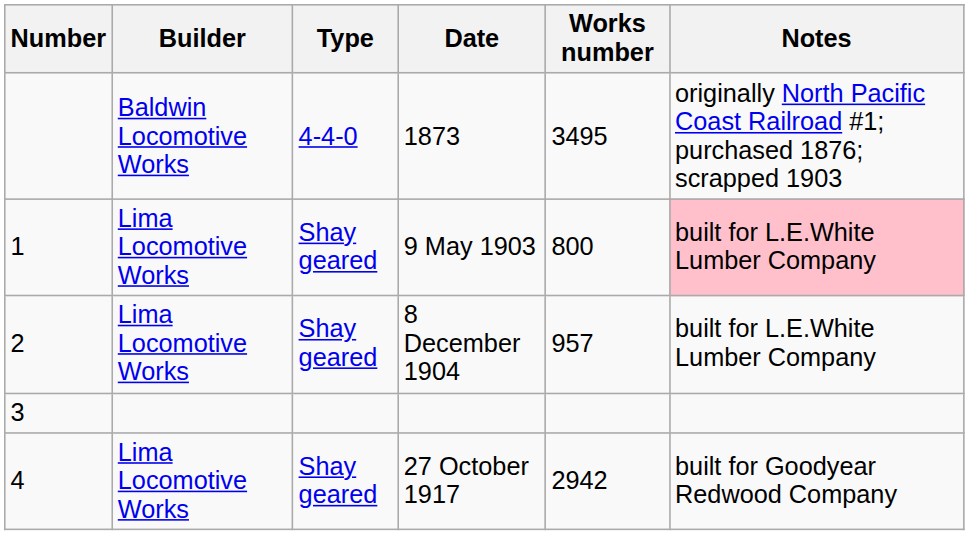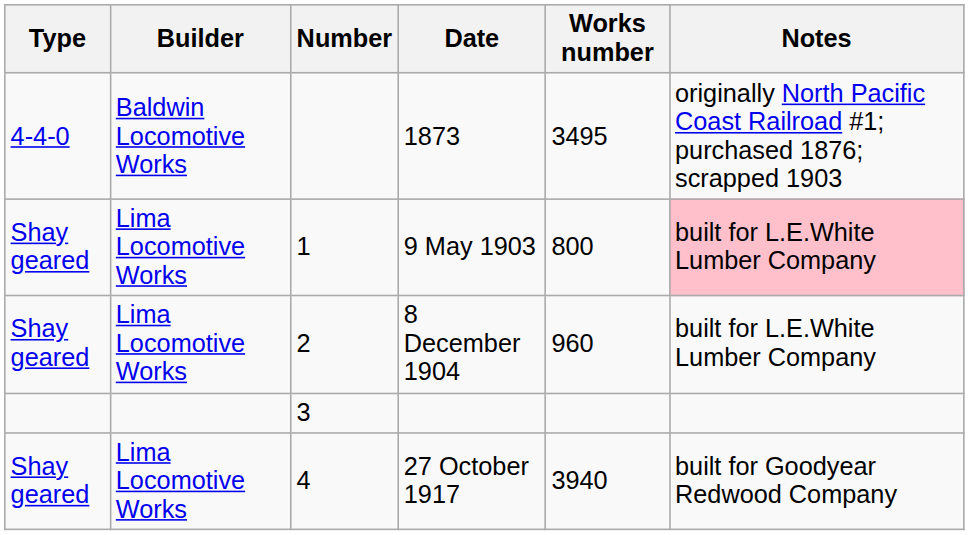columns swapped: (58, 38) <-> (345, 38)
(573, 343) 957 -> (573, 343) 960
(580, 480) 2942 -> (580, 480) 3940
